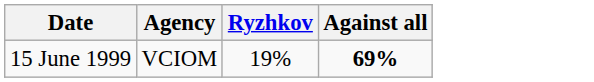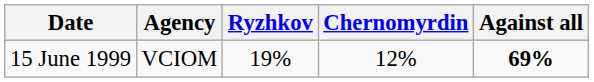+ column: (396, 22)
